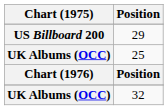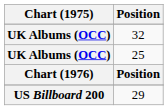rows swapped: (138, 94) <-> (138, 34)
